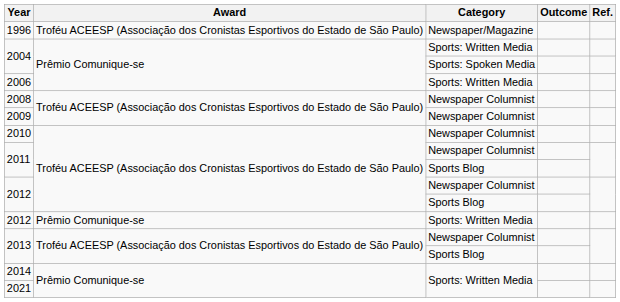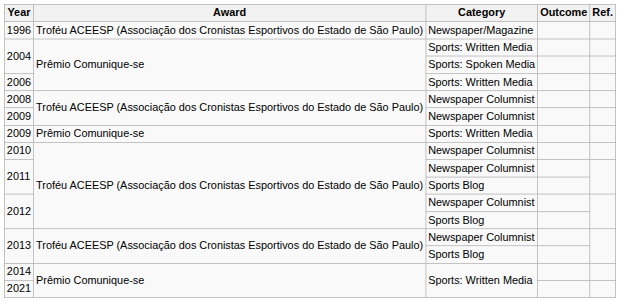+ row: (19, 133)
- row: (19, 220)
